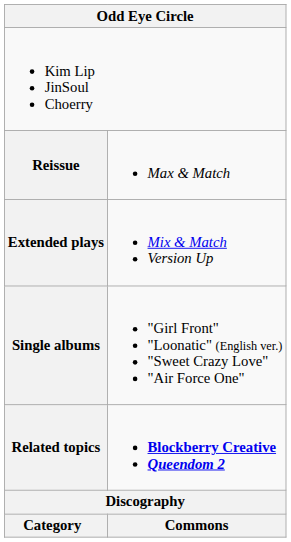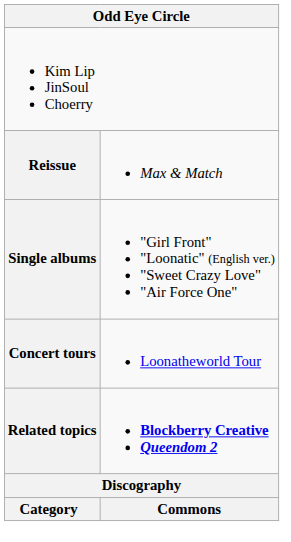- row: (56, 242)
+ row: (52, 353)
